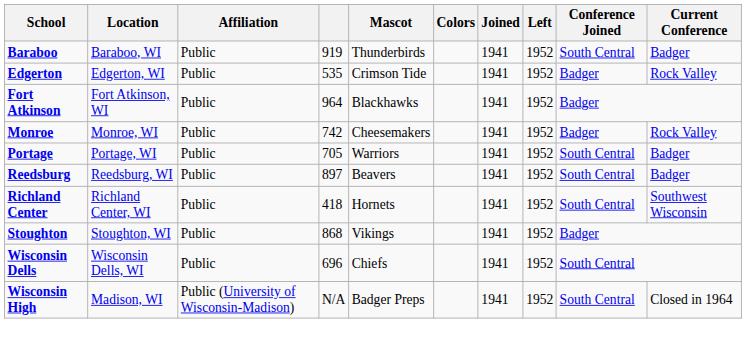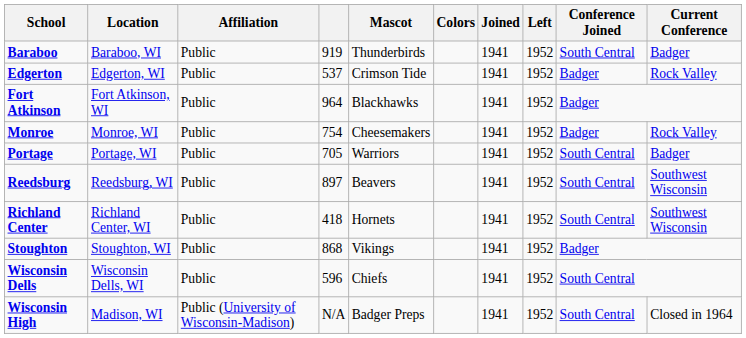(332, 73) 535 -> (332, 73) 537
(332, 132) 742 -> (332, 132) 754
(670, 175) Badger -> (679, 182) Southwest Wisconsin
(332, 262) 696 -> (332, 278) 596
